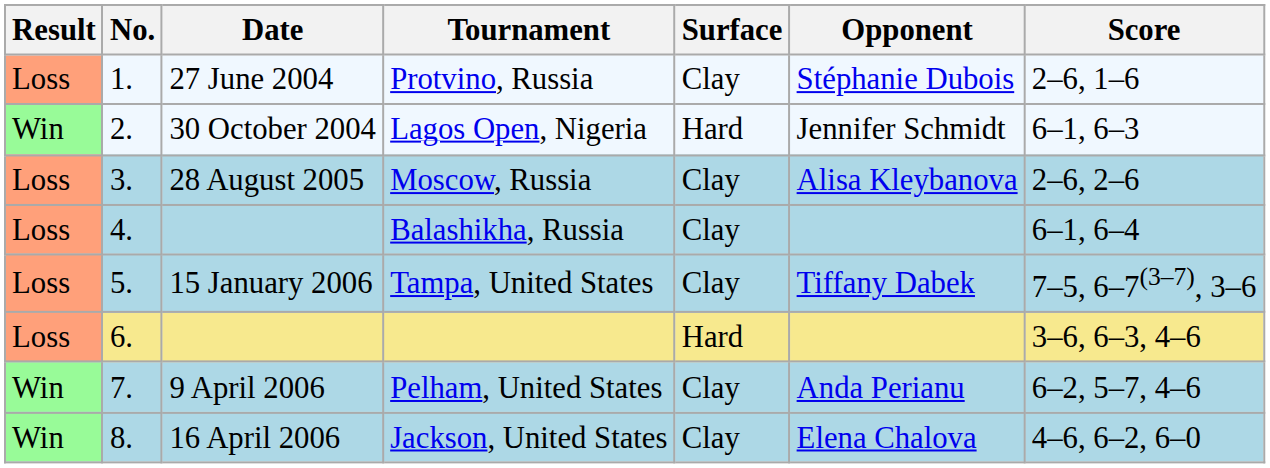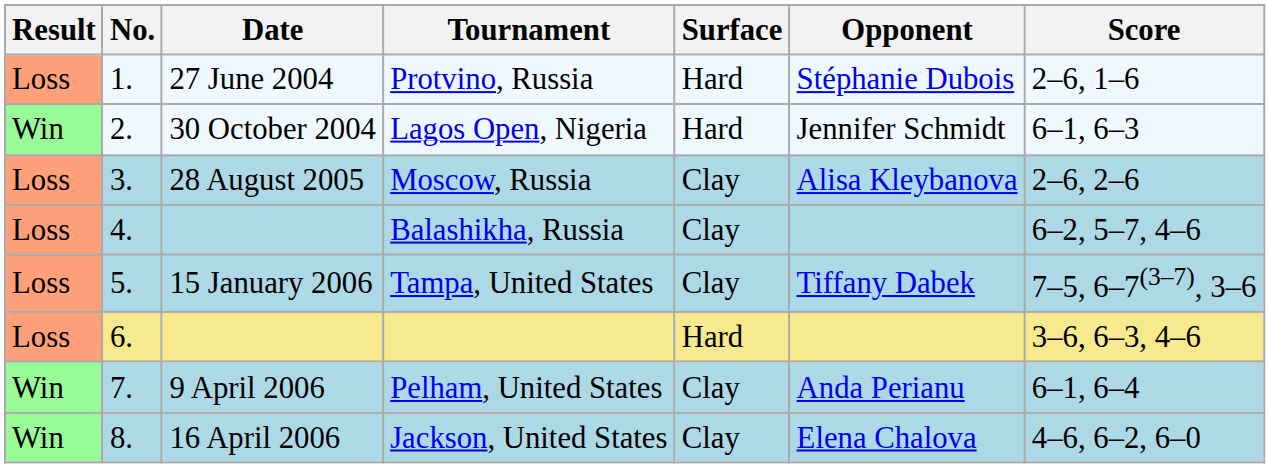(711, 78) Clay -> (712, 78) Hard
(1086, 228) 6–1, 6–4 -> (1116, 228) 6–2, 5–7, 4–6
(1116, 386) 6–2, 5–7, 4–6 -> (1086, 386) 6–1, 6–4
